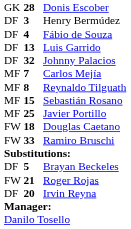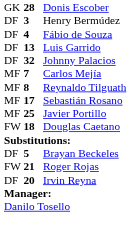(29, 100) 15 -> (29, 100) 17
- row: (79, 140)
